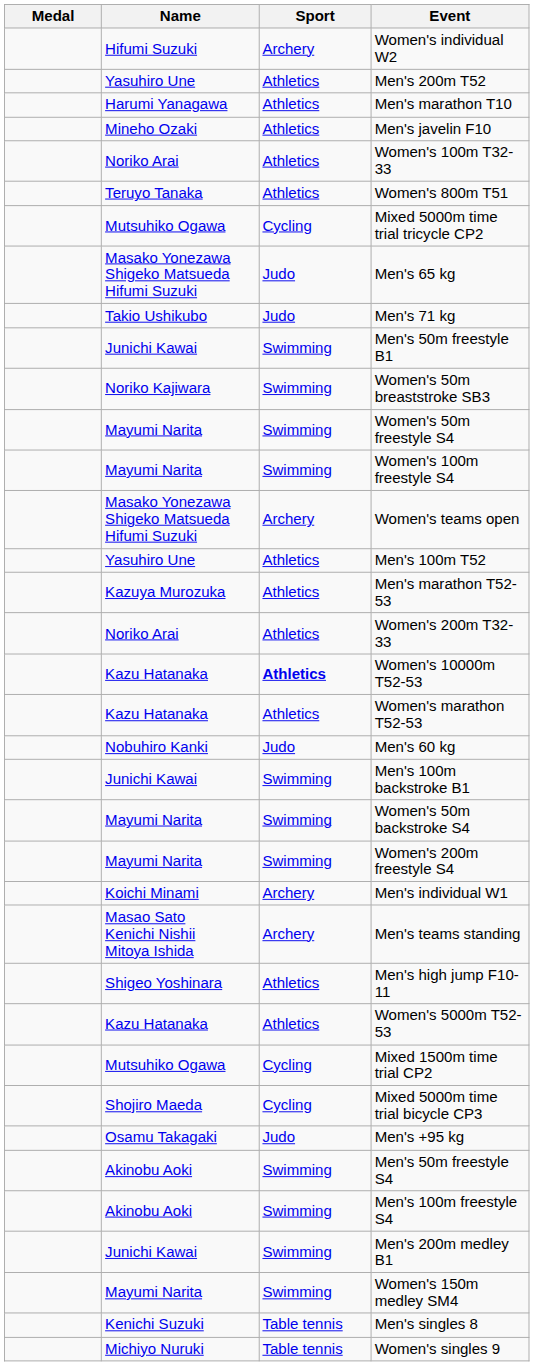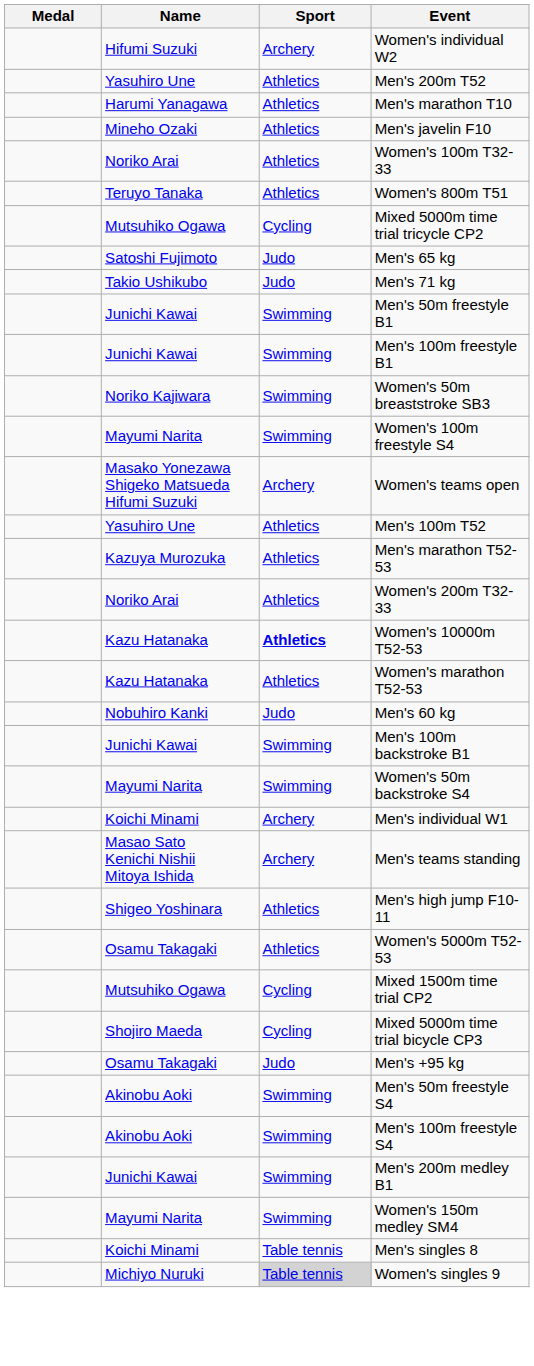(168, 274) Masako Yonezawa Shigeko Matsueda Hifumi Suzuki -> (161, 258) Satoshi Fujimoto
+ row: (446, 354)
- row: (422, 429)
- row: (427, 861)
(157, 1024) Kazu Hatanaka -> (161, 949) Osamu Takagaki
(154, 1325) Kenichi Suzuki -> (152, 1250) Koichi Minami
(303, 1348) no background -> (303, 1274) lightgrey background
